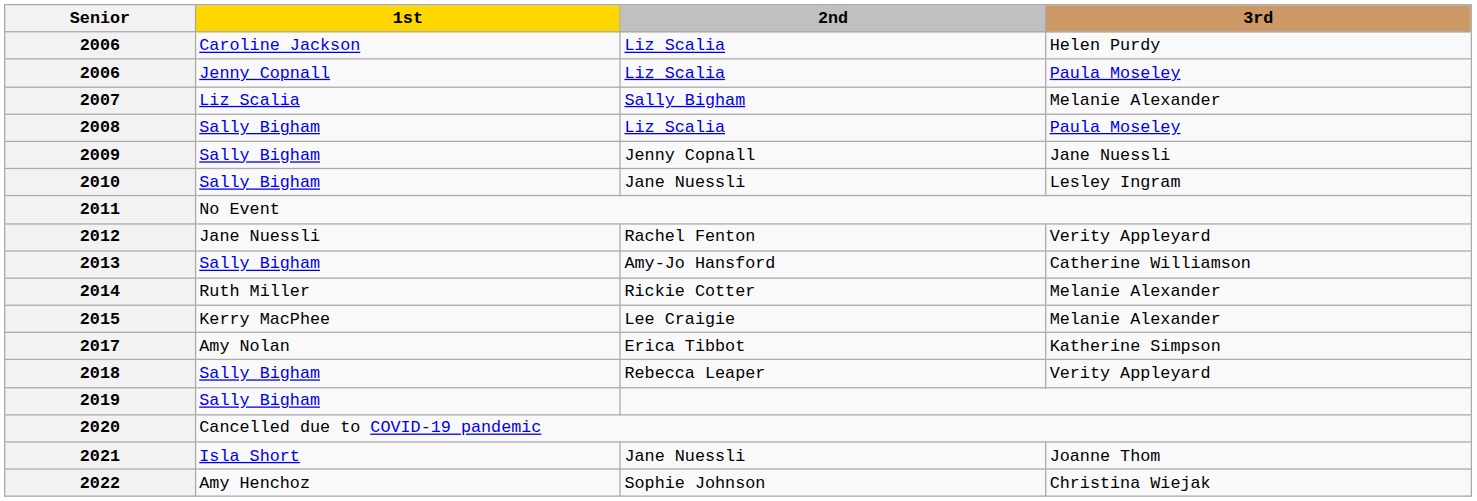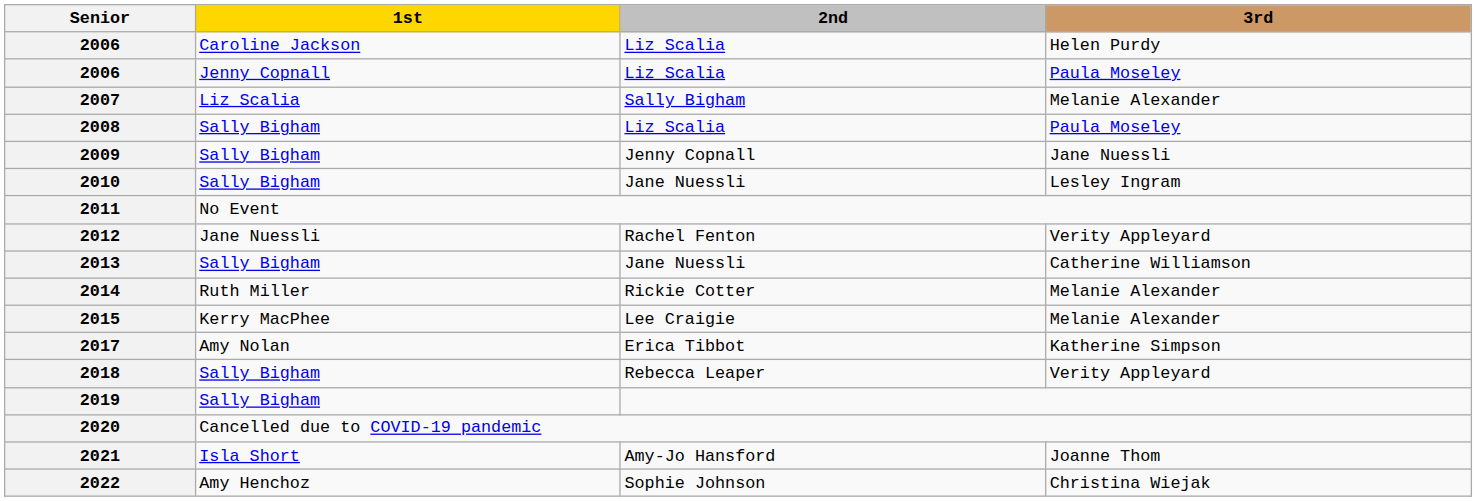(700, 264) Amy-Jo Hansford -> (685, 264) Jane Nuessli
(685, 456) Jane Nuessli -> (700, 456) Amy-Jo Hansford
